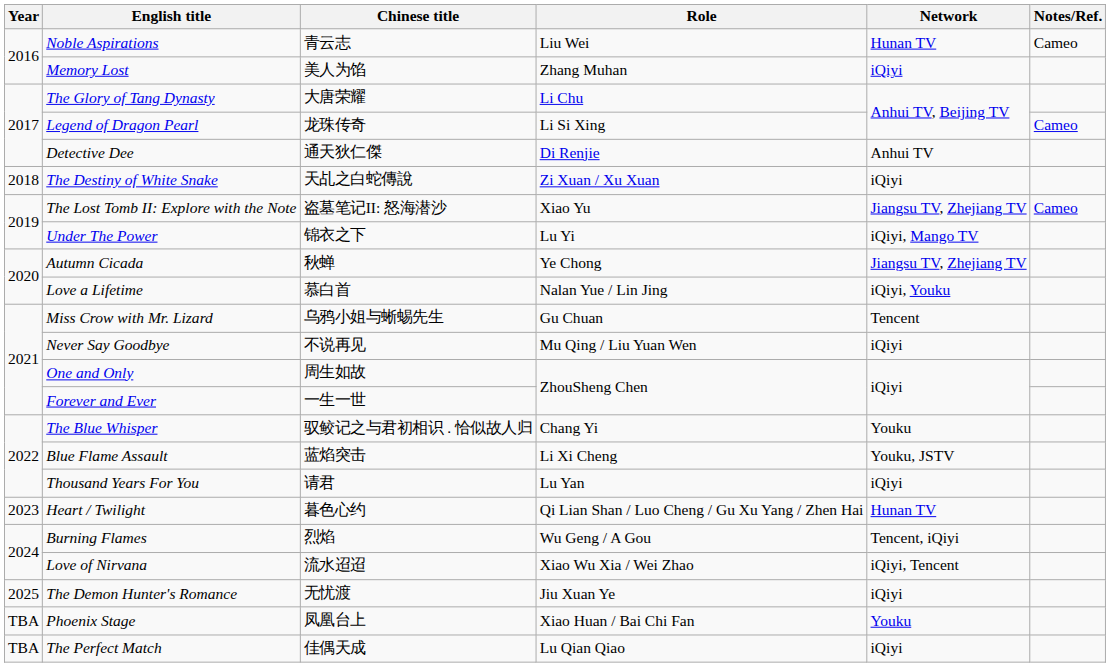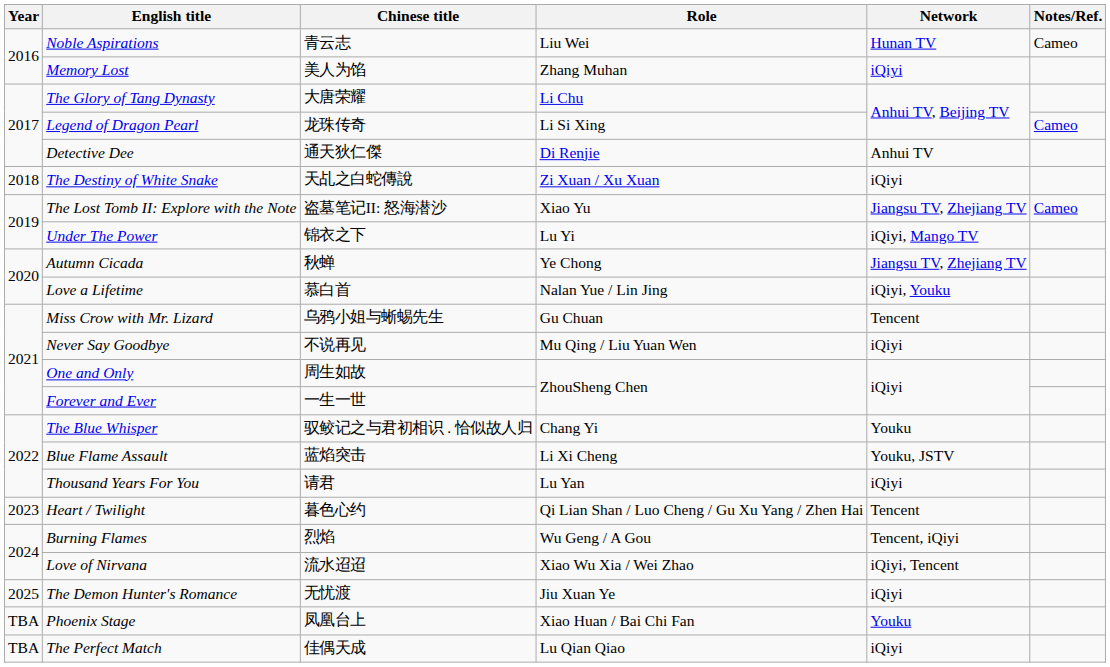(903, 510) Hunan TV -> (895, 510) Tencent
